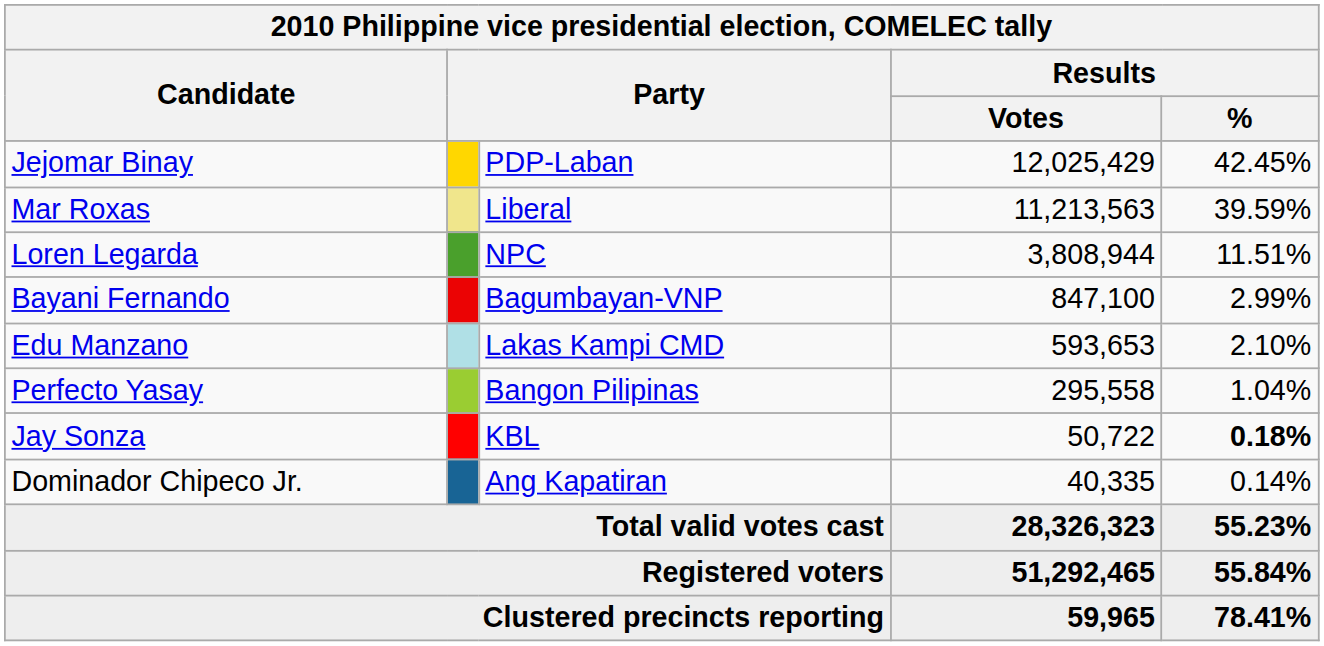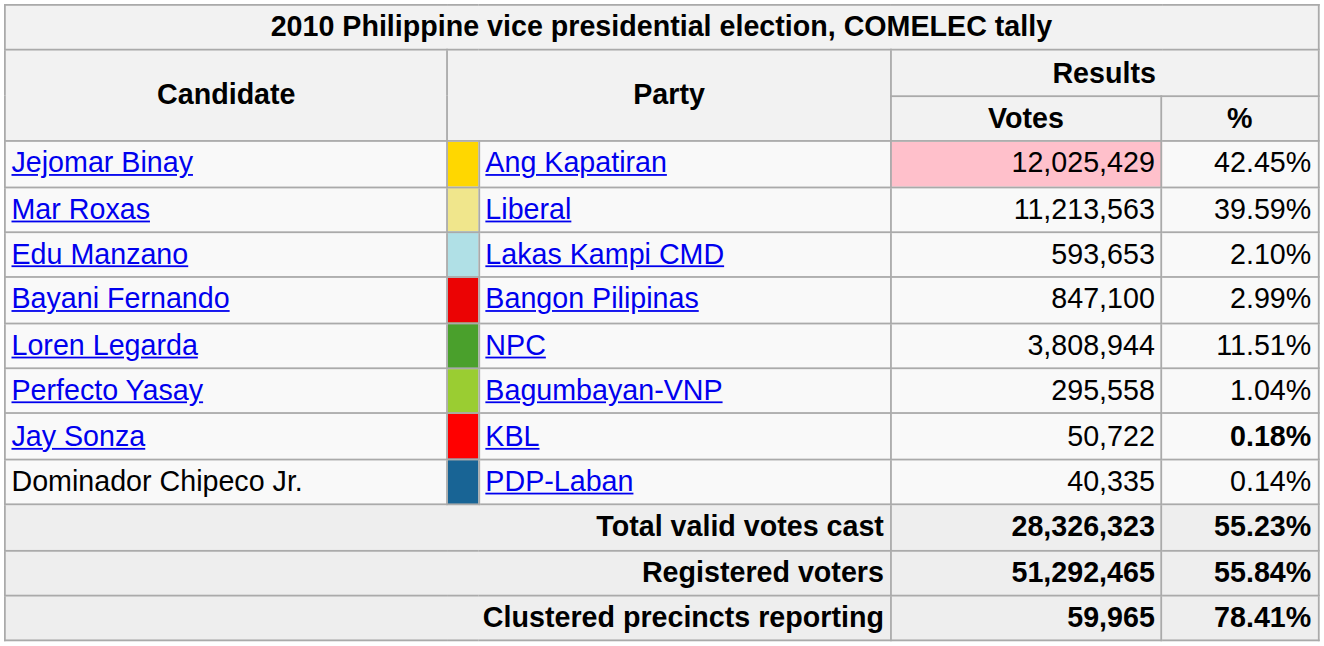(559, 163) PDP-Laban -> (576, 163) Ang Kapatiran
(1083, 163) no background -> (1083, 163) pink background
rows swapped: (105, 254) <-> (100, 345)
(604, 299) Bagumbayan-VNP -> (592, 299) Bangon Pilipinas
(592, 390) Bangon Pilipinas -> (604, 390) Bagumbayan-VNP
(576, 481) Ang Kapatiran -> (559, 481) PDP-Laban
